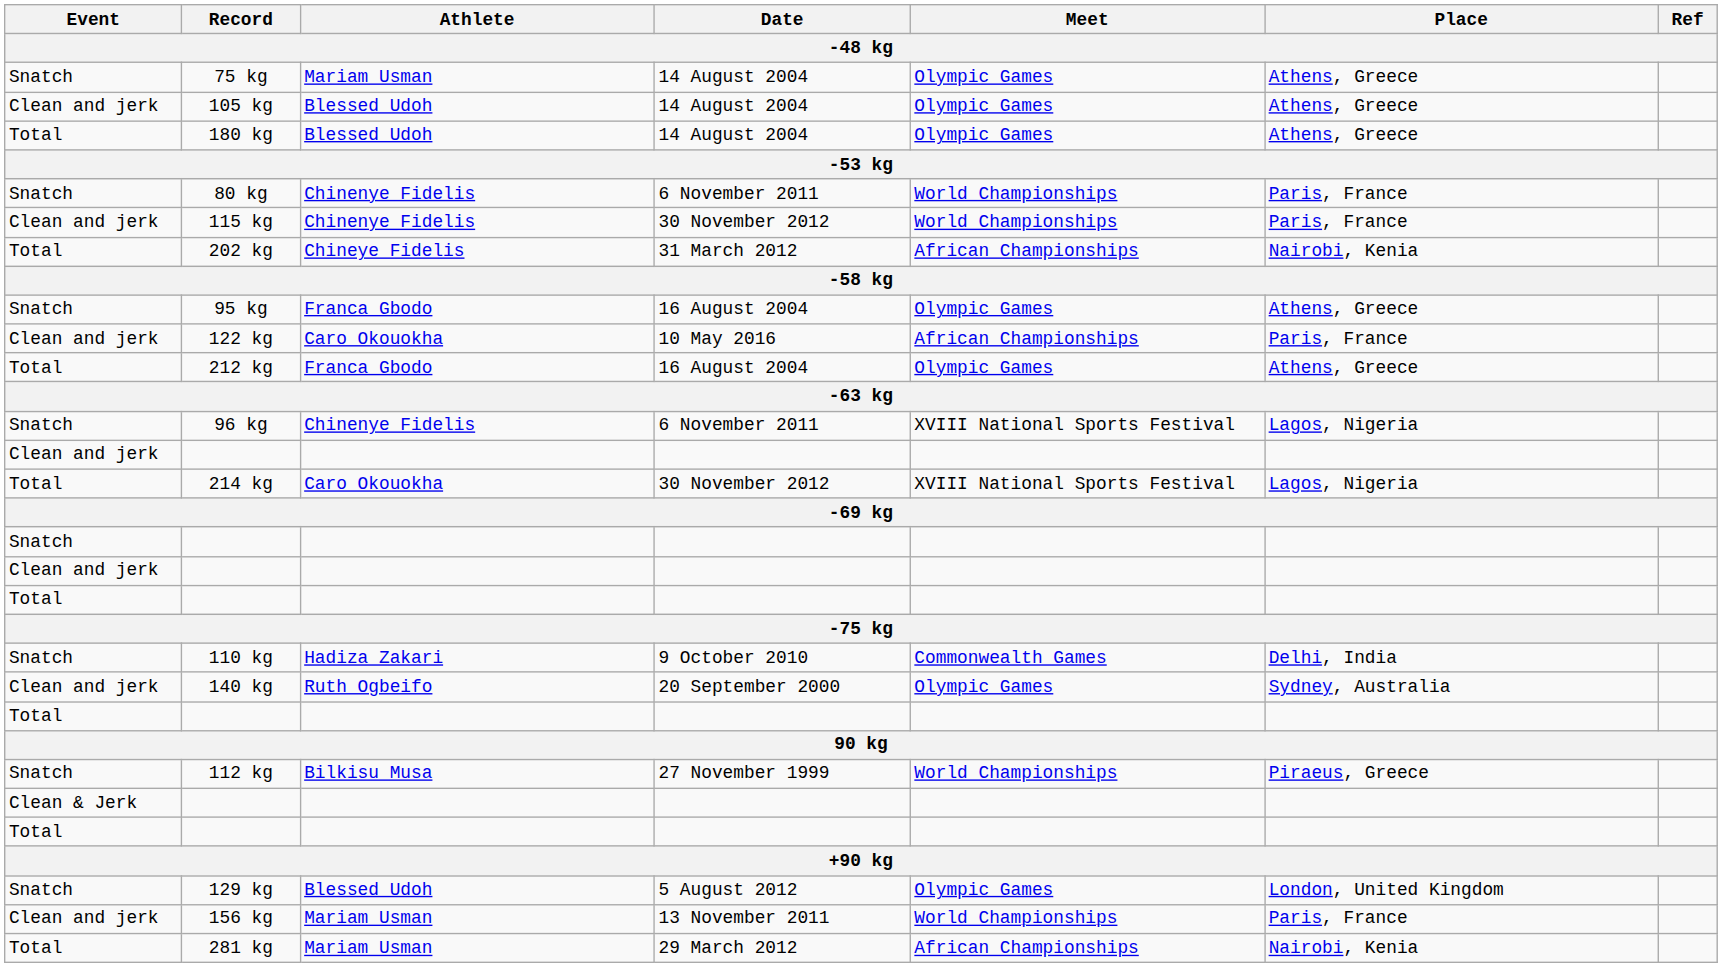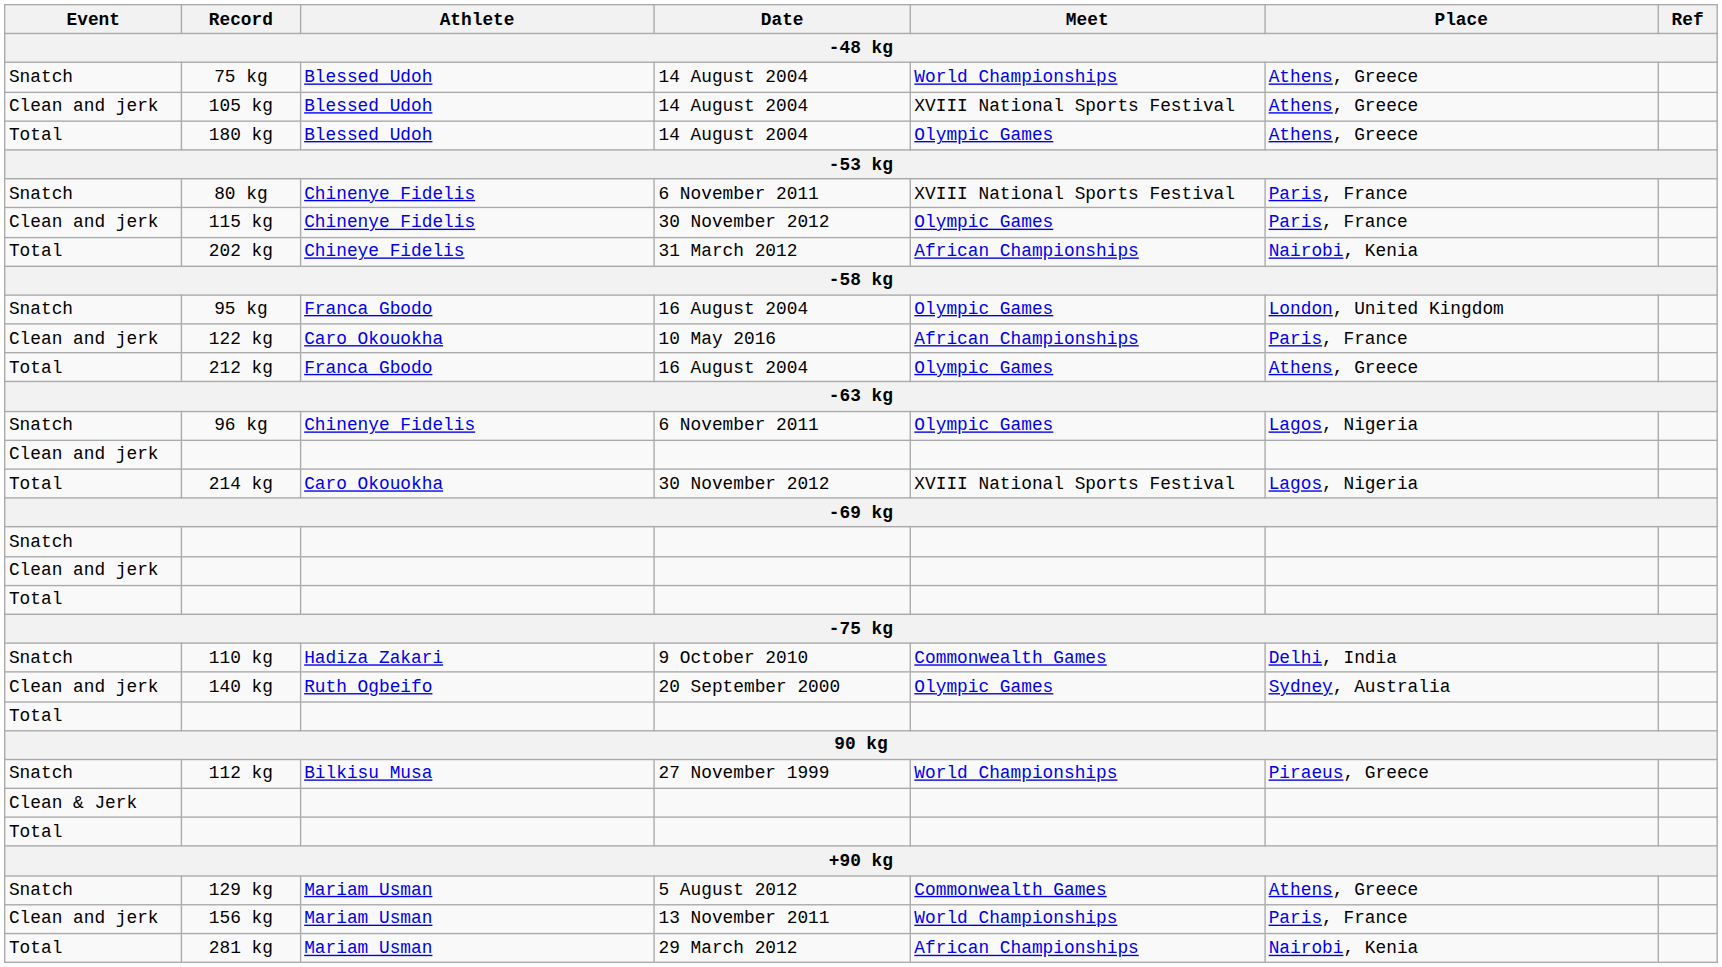(368, 77) Mariam Usman -> (368, 77) Blessed Udoh
(984, 77) Olympic Games -> (1016, 77) World Championships
(984, 106) Olympic Games -> (1075, 106) XVIII National Sports Festival
(1016, 193) World Championships -> (1075, 193) XVIII National Sports Festival
(1016, 222) World Championships -> (984, 222) Olympic Games
(1343, 309) Athens, Greece -> (1386, 309) London, United Kingdom
(1075, 426) XVIII National Sports Festival -> (984, 426) Olympic Games
(368, 890) Blessed Udoh -> (368, 890) Mariam Usman
(984, 890) Olympic Games -> (1011, 890) Commonwealth Games
(1386, 890) London, United Kingdom -> (1343, 890) Athens, Greece
